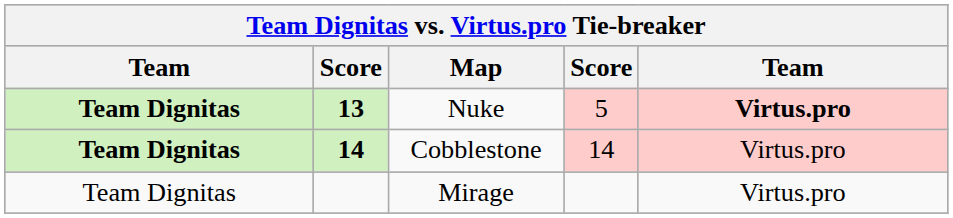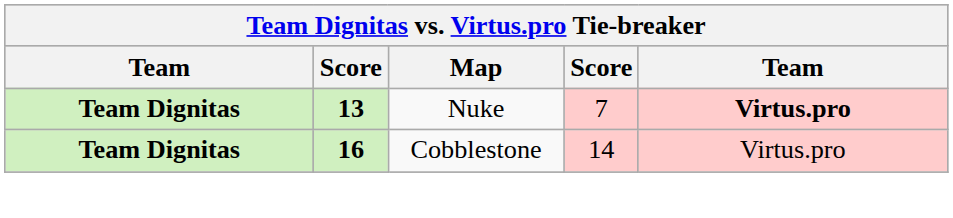(601, 108) 5 -> (601, 108) 7
(351, 150) 14 -> (351, 150) 16
- row: (476, 191)
